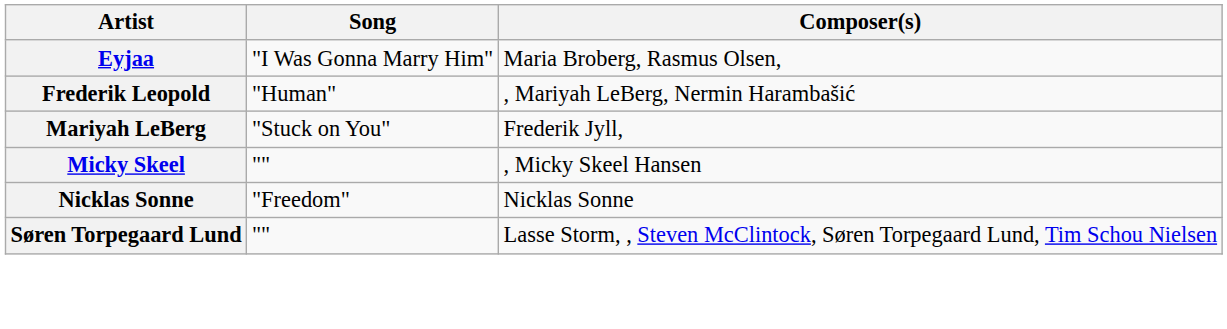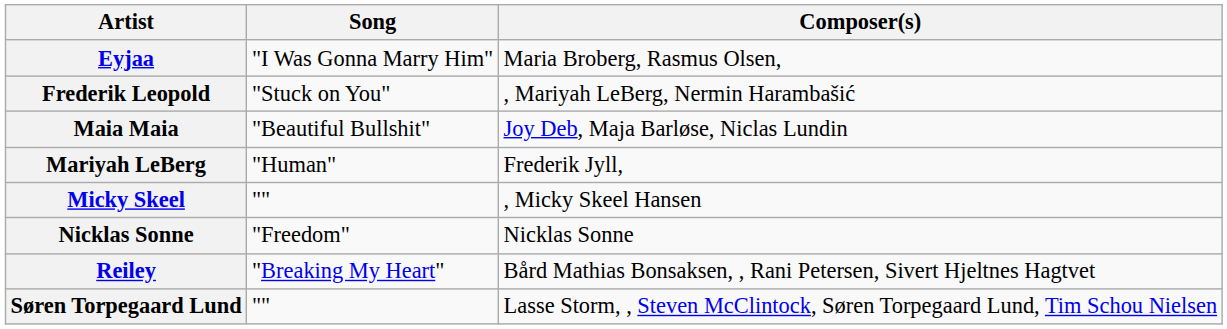(294, 93) "Human" -> (321, 93) "Stuck on You"
+ row: (126, 128)
(321, 128) "Stuck on You" -> (294, 164) "Human"
+ row: (126, 270)
